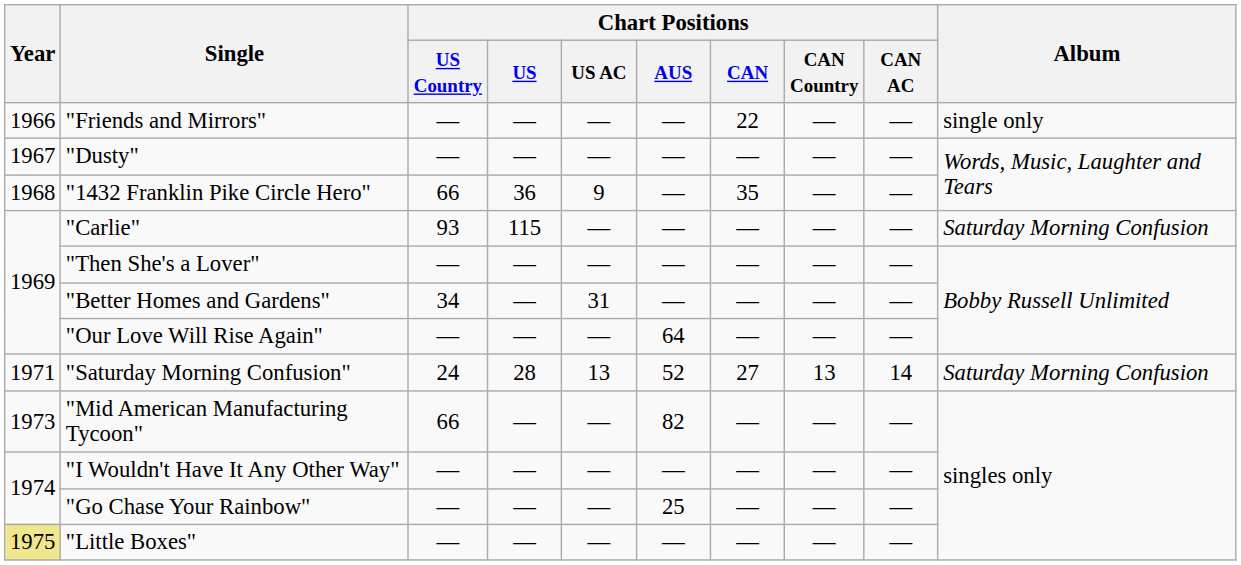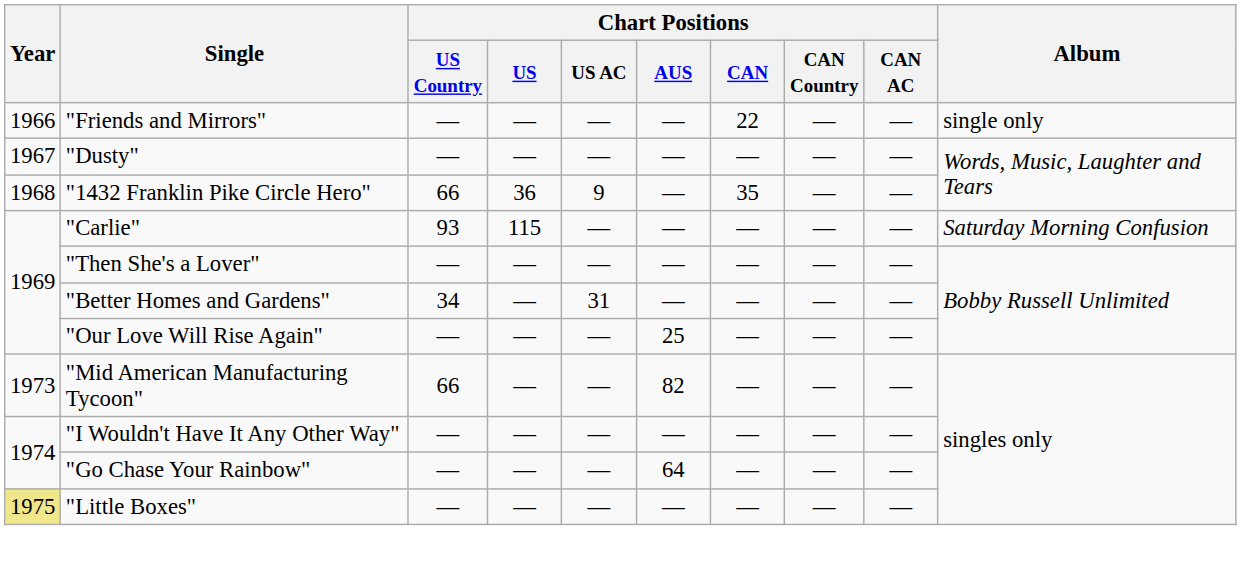(673, 336) 64 -> (673, 336) 25
- row: (208, 372)
(673, 506) 25 -> (673, 469) 64
